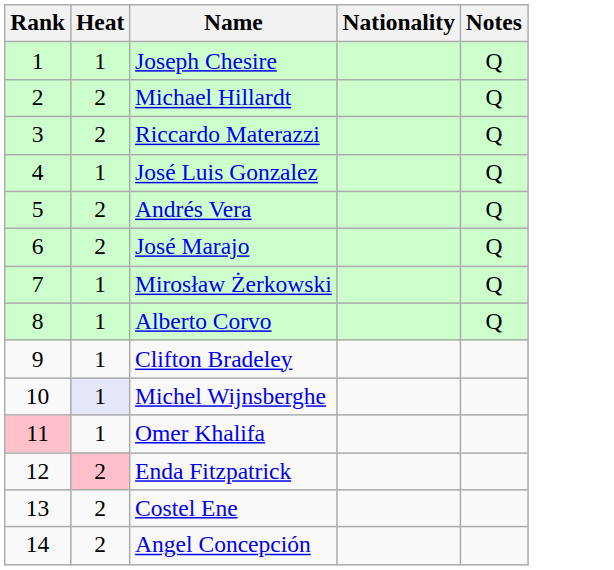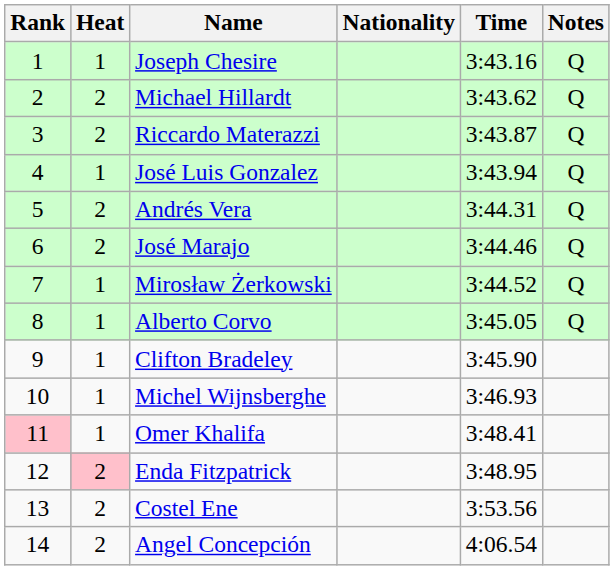+ column: (501, 23)
(100, 396) lavender background -> (100, 396) no background
